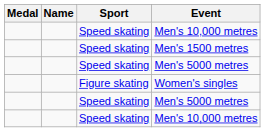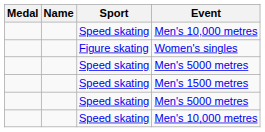rows swapped: (114, 84) <-> (114, 49)
